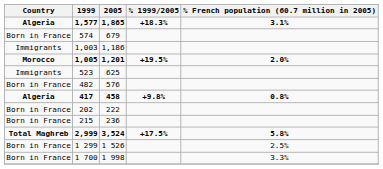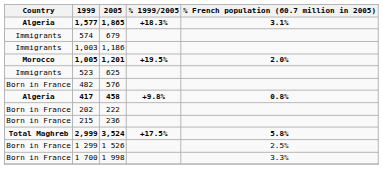(39, 35) Born in France -> (39, 35) Immigrants
